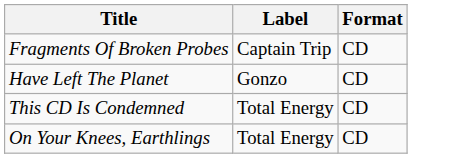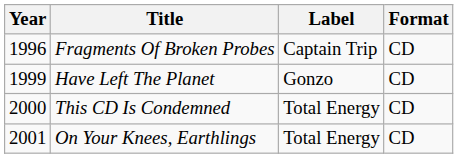+ column: (28, 19)
